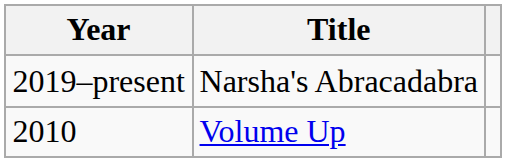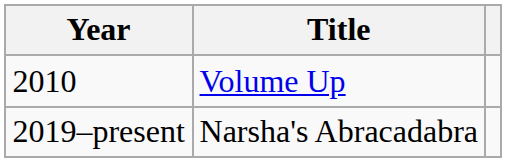rows swapped: (44, 131) <-> (99, 80)
